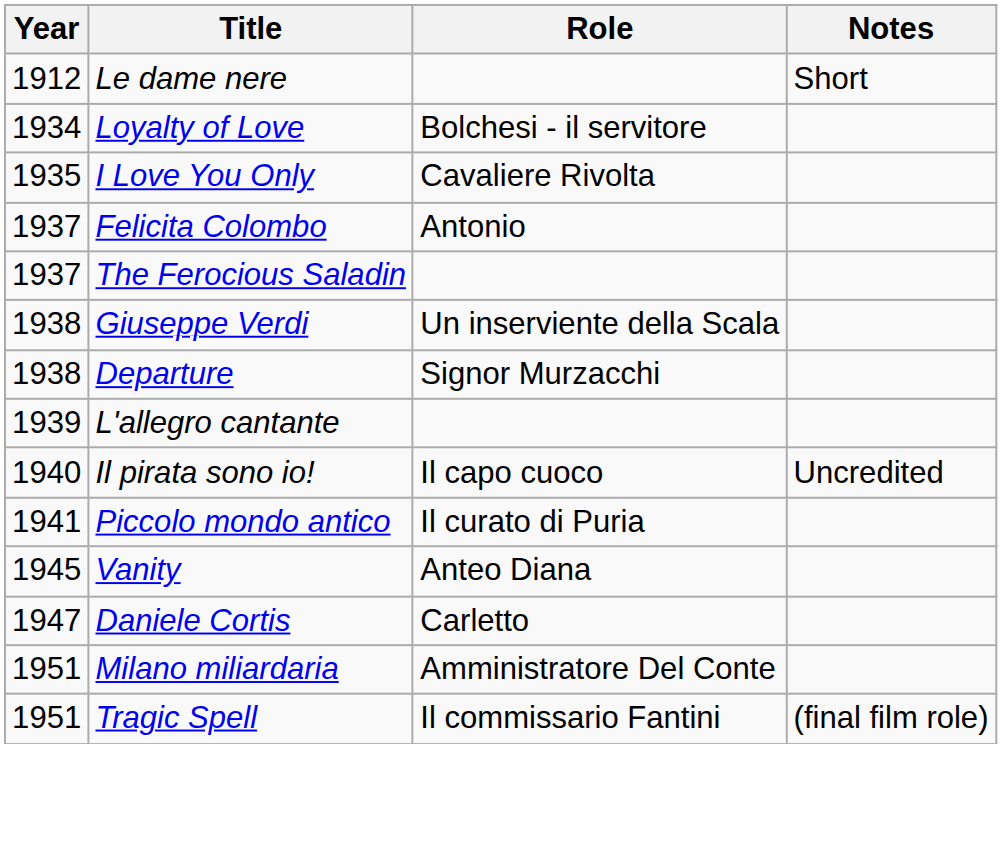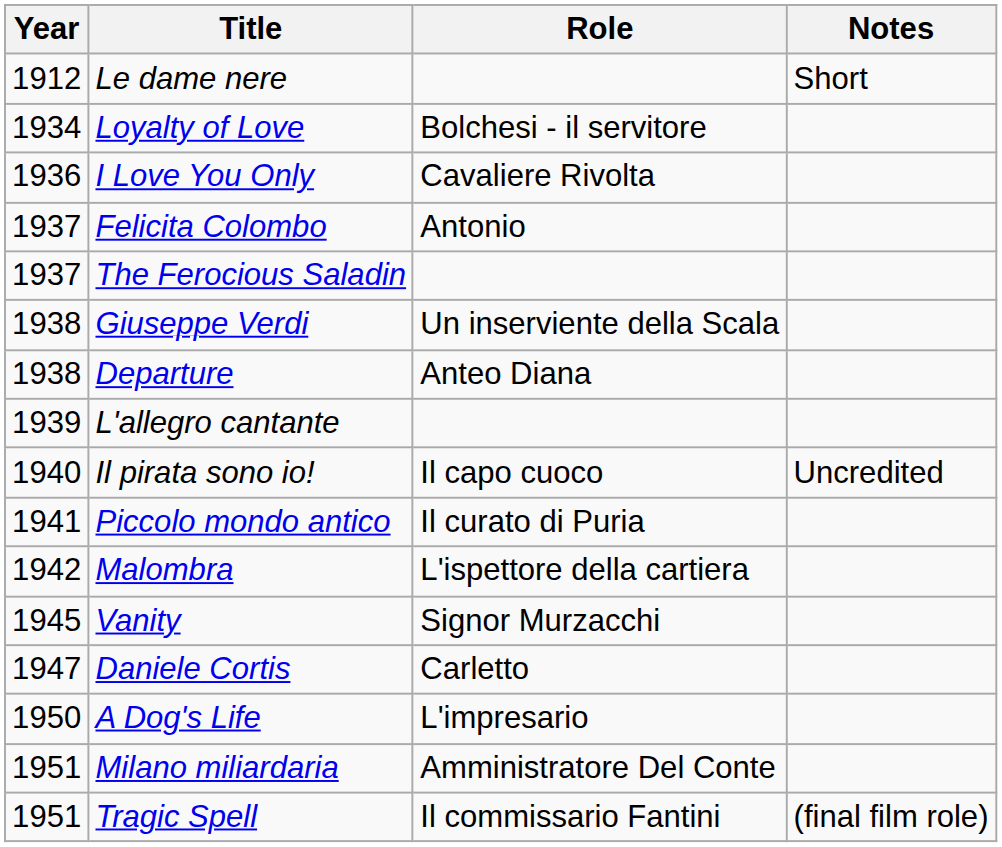(47, 176) 1935 -> (47, 176) 1936
(540, 373) Signor Murzacchi -> (506, 373) Anteo Diana
+ row: (164, 570)
(506, 570) Anteo Diana -> (540, 619) Signor Murzacchi
+ row: (178, 718)
